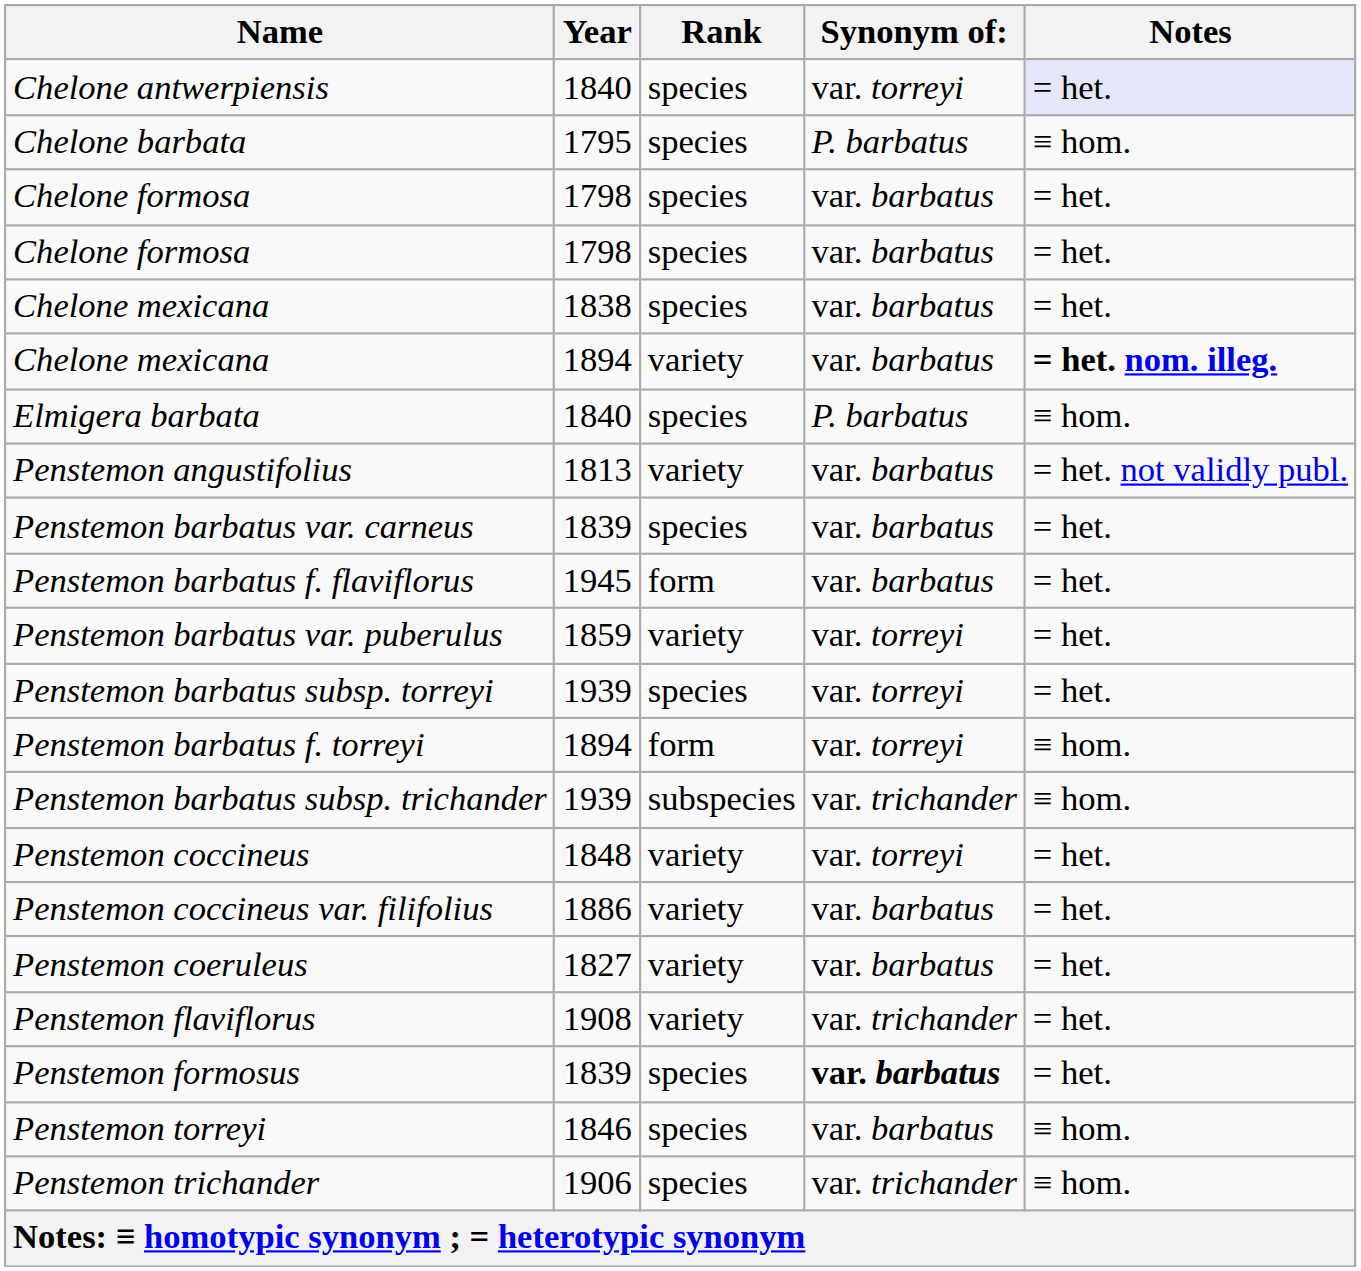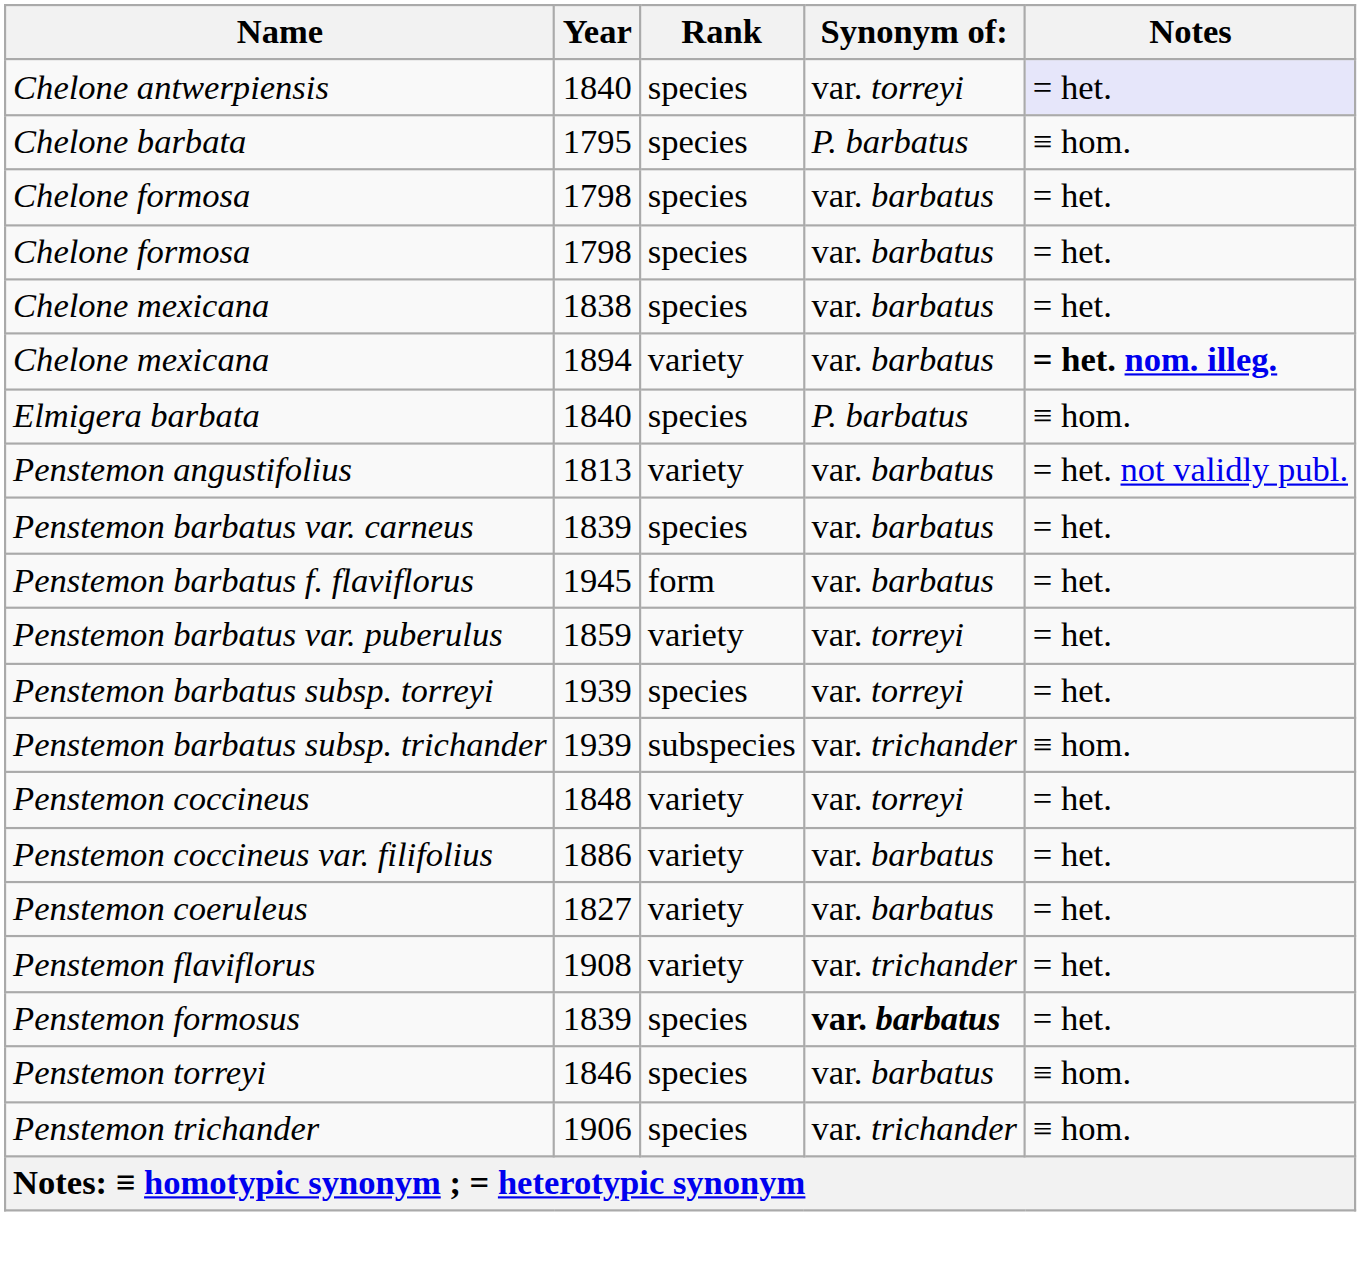- row: (219, 744)
